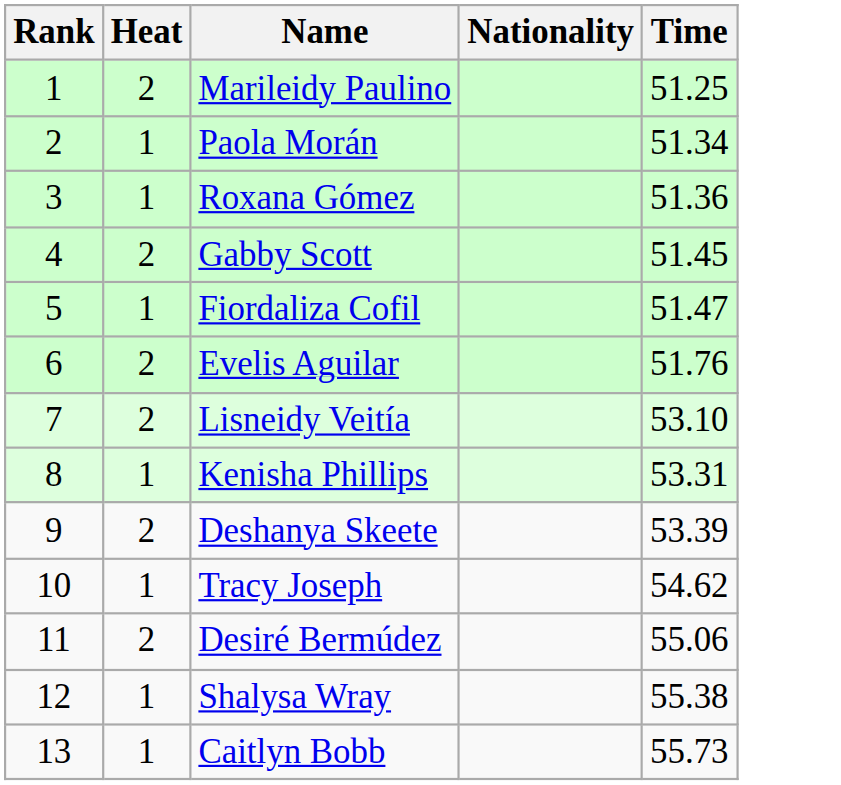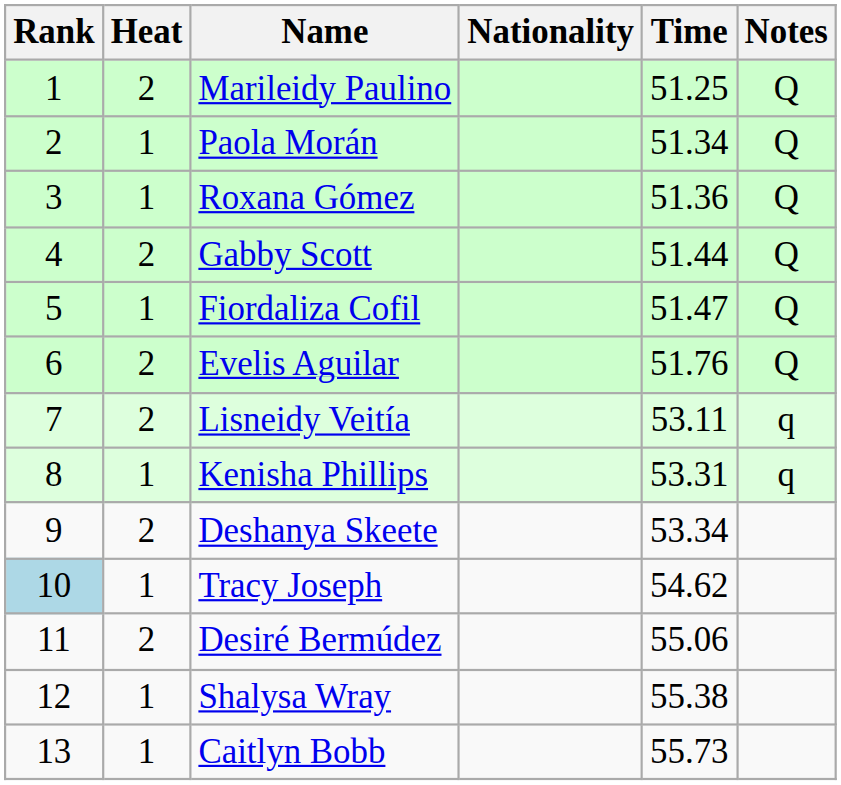+ column: (786, 32)
(689, 253) 51.45 -> (689, 253) 51.44
(689, 419) 53.10 -> (689, 419) 53.11
(689, 530) 53.39 -> (689, 530) 53.34
(54, 585) no background -> (54, 585) lightblue background
